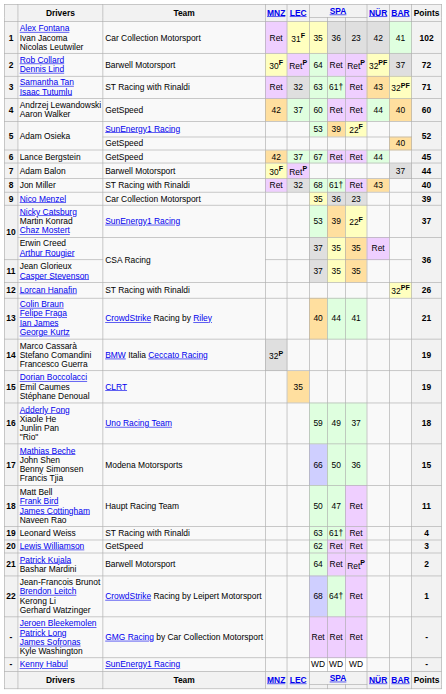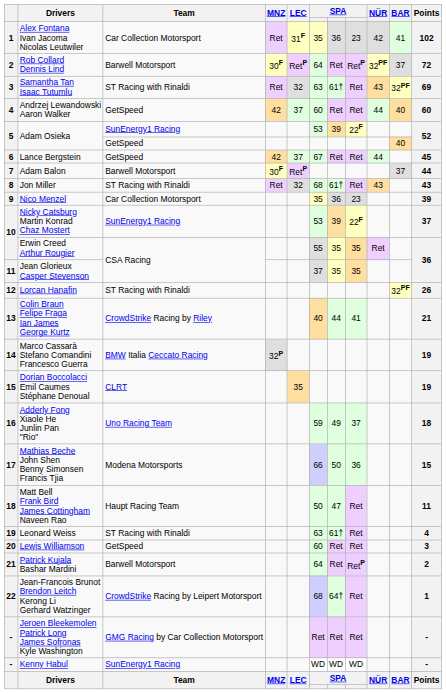(427, 87) 71 -> (427, 87) 69
(427, 185) 40 -> (427, 185) 43
(318, 248) 37 -> (318, 248) 55
(318, 546) 62 -> (318, 546) 60
